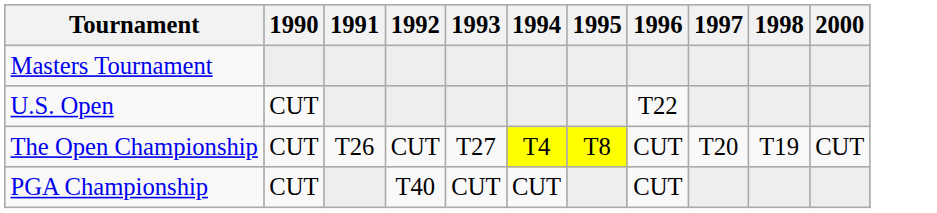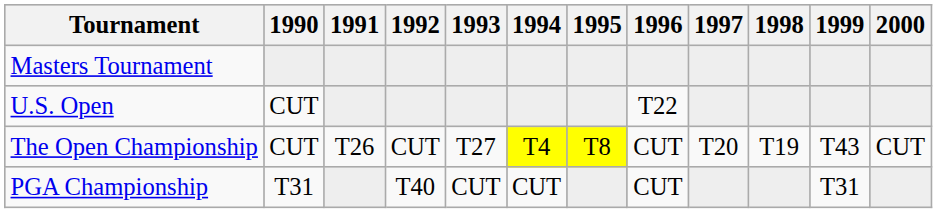+ column: (840, 24)
(294, 187) CUT -> (294, 187) T31
